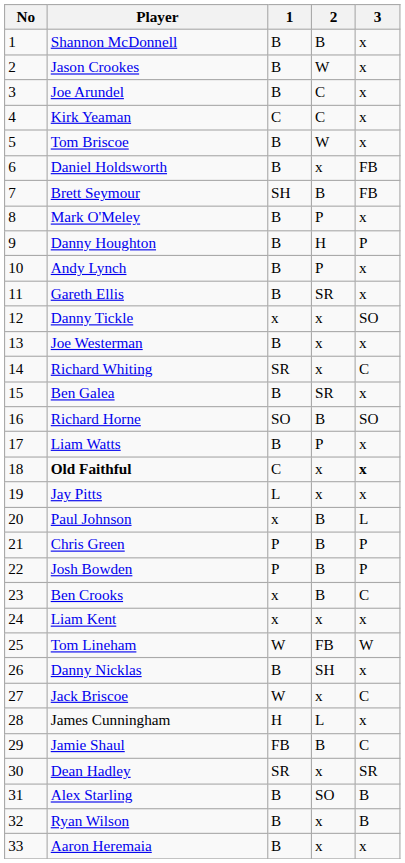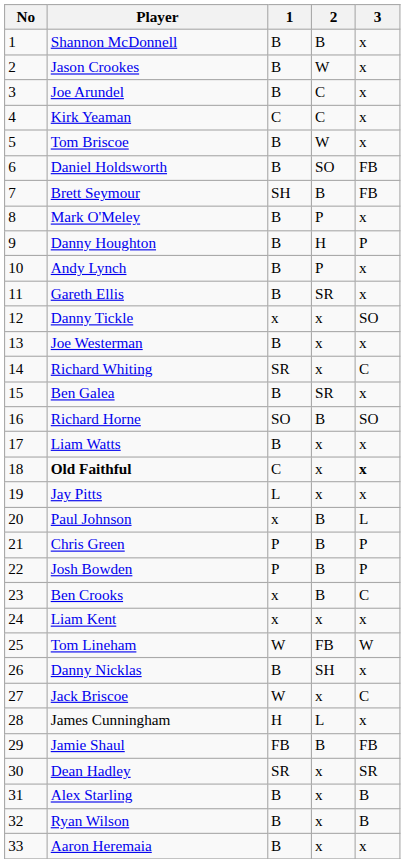(319, 167) x -> (325, 167) SO
(319, 443) P -> (319, 443) x
(364, 745) C -> (368, 745) FB
(325, 795) SO -> (319, 795) x
